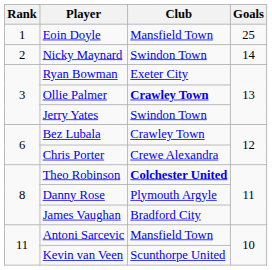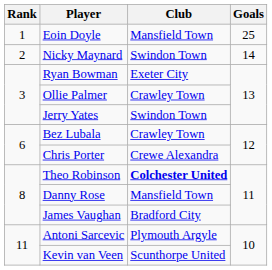(169, 94) bold -> (167, 94) normal
(174, 194) Plymouth Argyle -> (172, 194) Mansfield Town
(172, 235) Mansfield Town -> (174, 235) Plymouth Argyle
